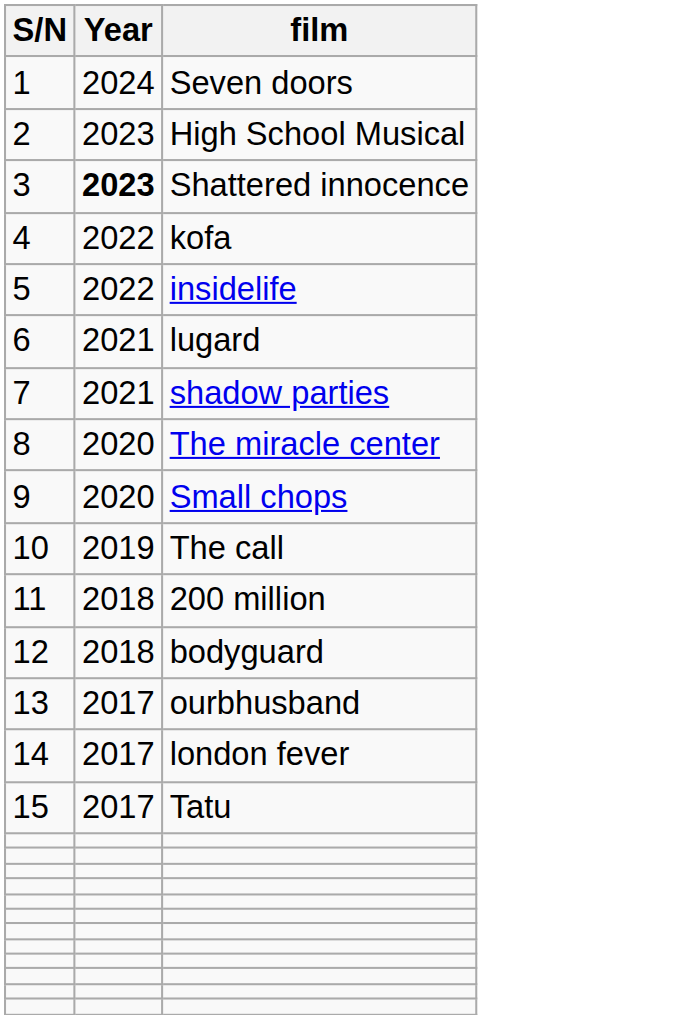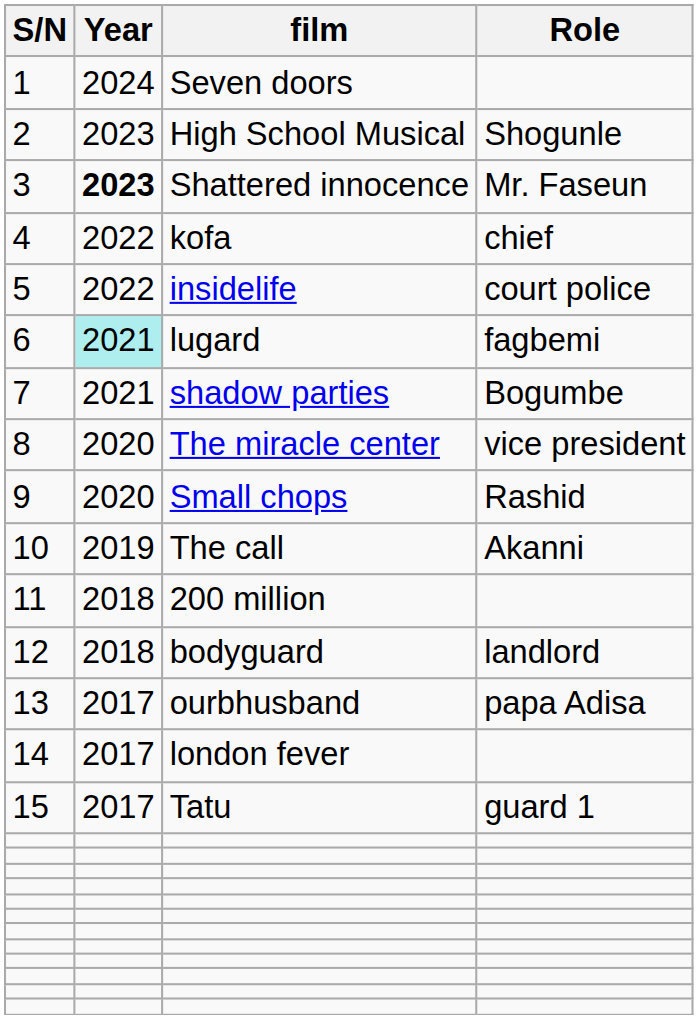+ column: (585, 30)
(118, 340) no background -> (118, 340) paleturquoise background
